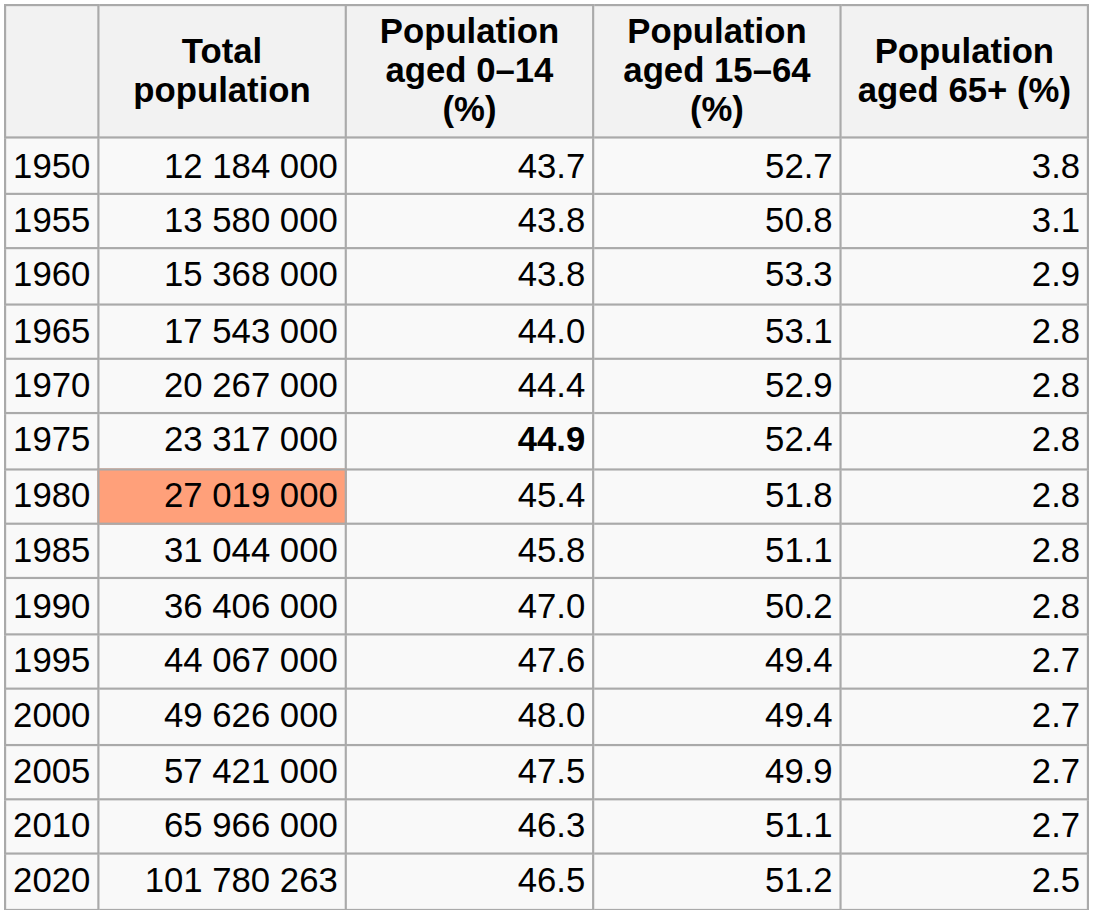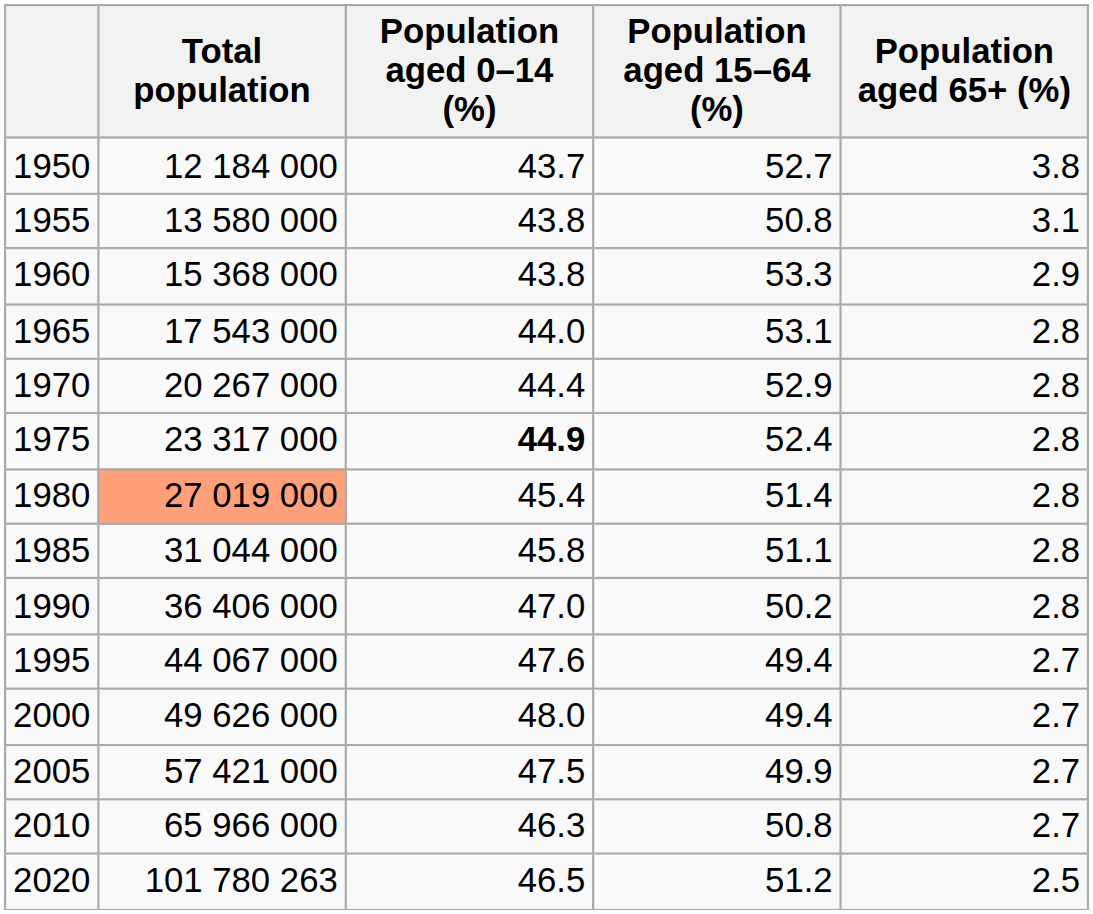(799, 495) 51.8 -> (799, 495) 51.4
(799, 825) 51.1 -> (799, 825) 50.8
